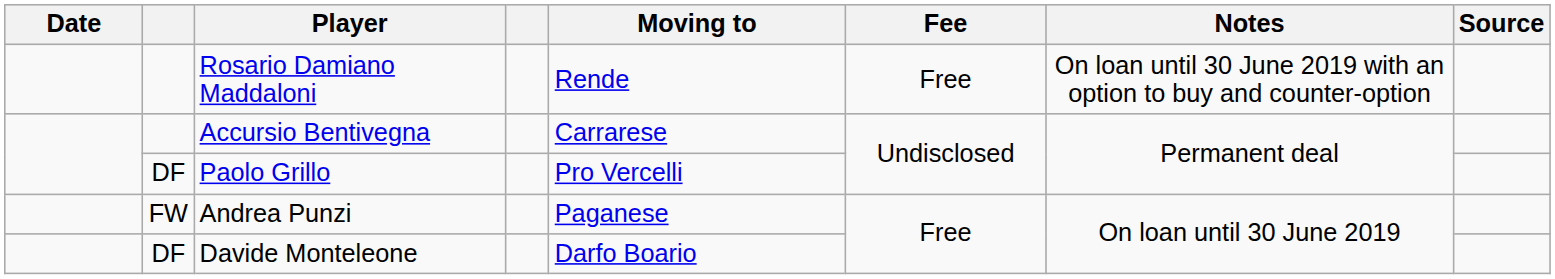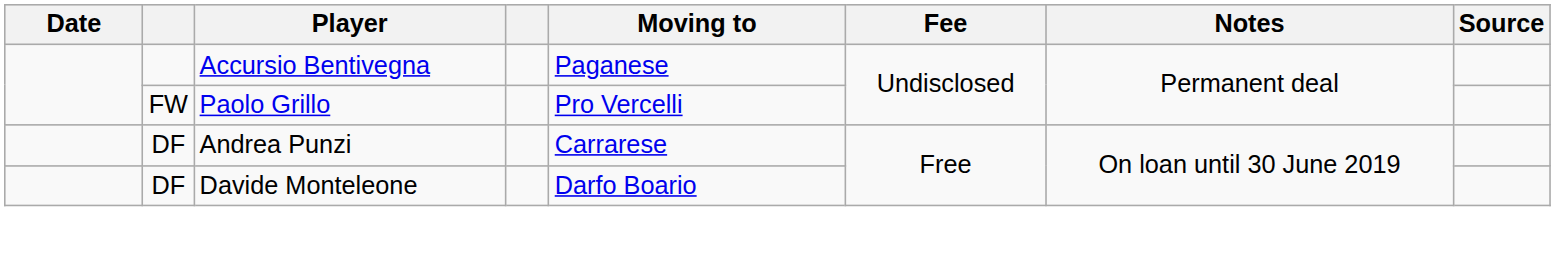- row: (297, 78)
(611, 133) Carrarese -> (612, 64) Paganese
(168, 173) DF -> (168, 104) FW
(168, 213) FW -> (168, 144) DF
(612, 213) Paganese -> (611, 144) Carrarese
